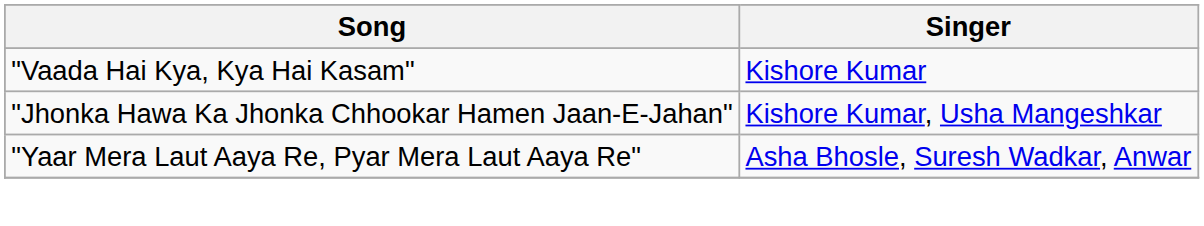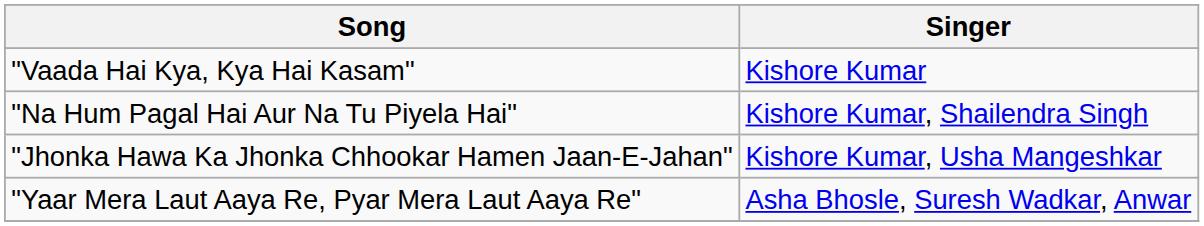+ row: (264, 113)
